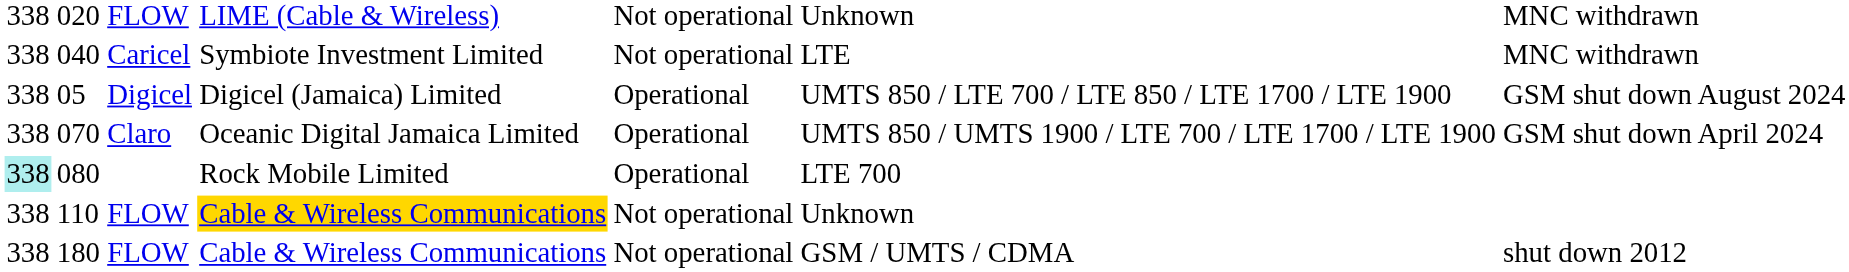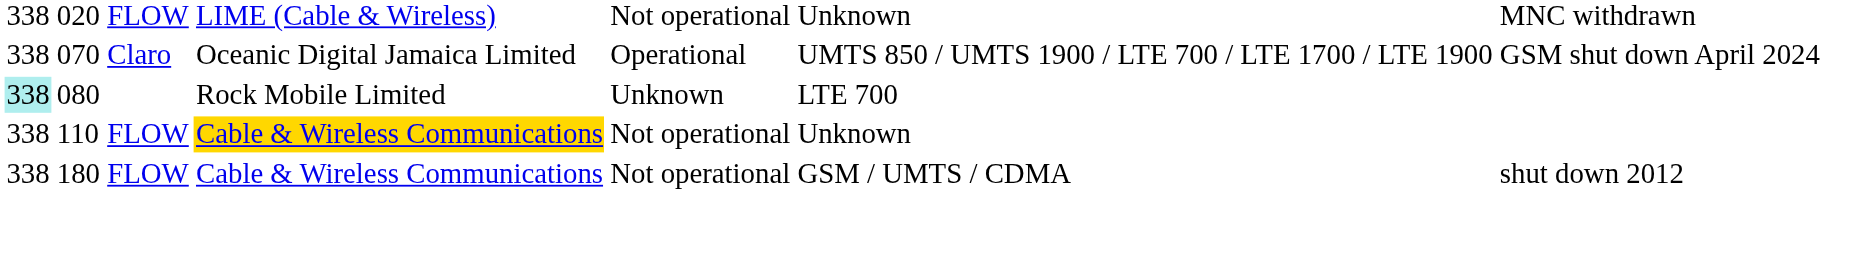- row: (78, 54)
- row: (71, 94)
(681, 173) Operational -> (667, 94) Unknown
